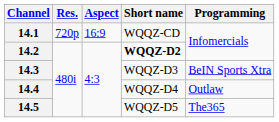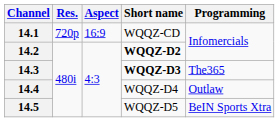(151, 70) normal -> (152, 70) bold
(230, 70) BeIN Sports Xtra -> (207, 70) The365
(207, 107) The365 -> (230, 107) BeIN Sports Xtra
